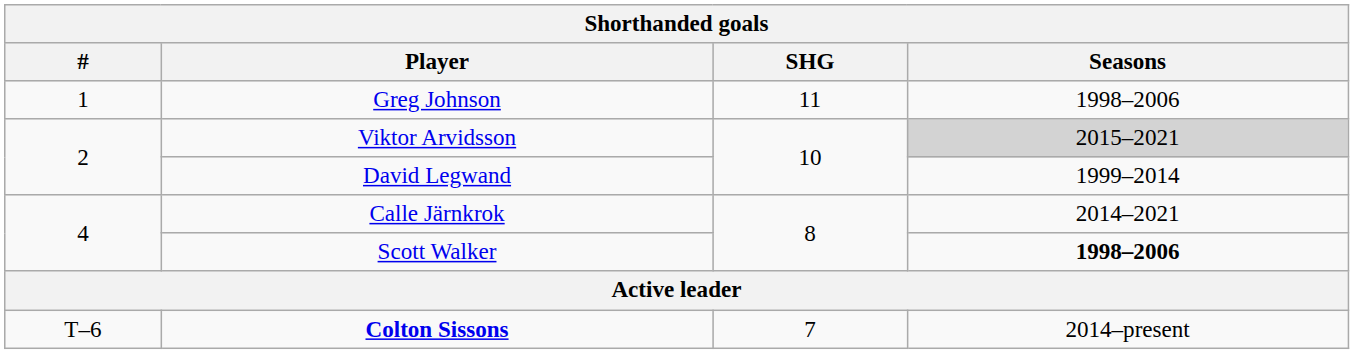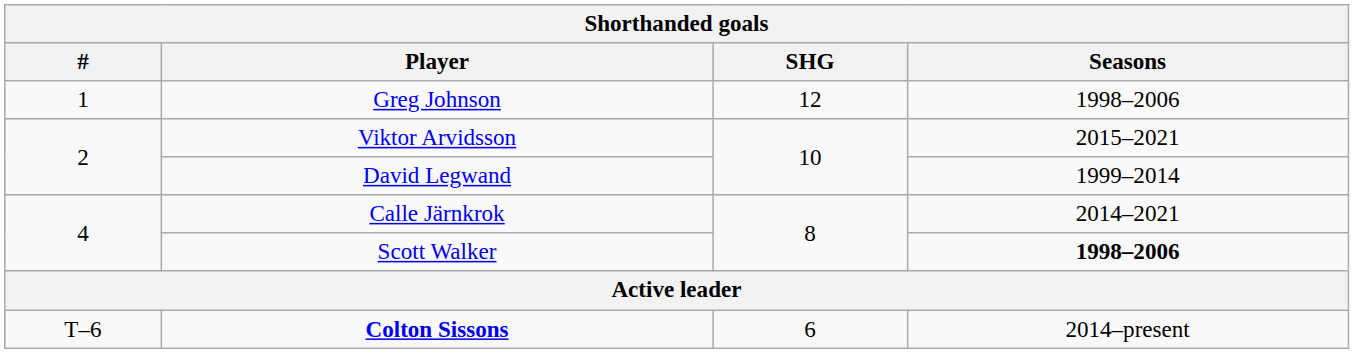(810, 99) 11 -> (810, 99) 12
(1128, 138) lightgrey background -> (1128, 138) no background
(810, 328) 7 -> (810, 328) 6
